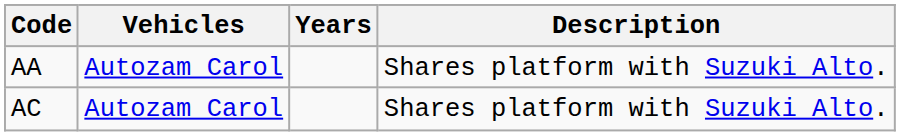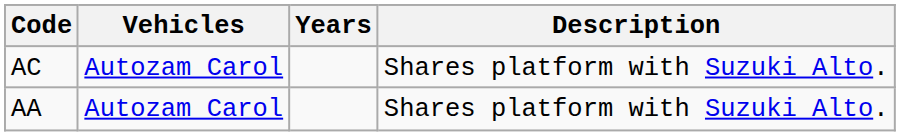rows swapped: (26, 67) <-> (26, 109)
